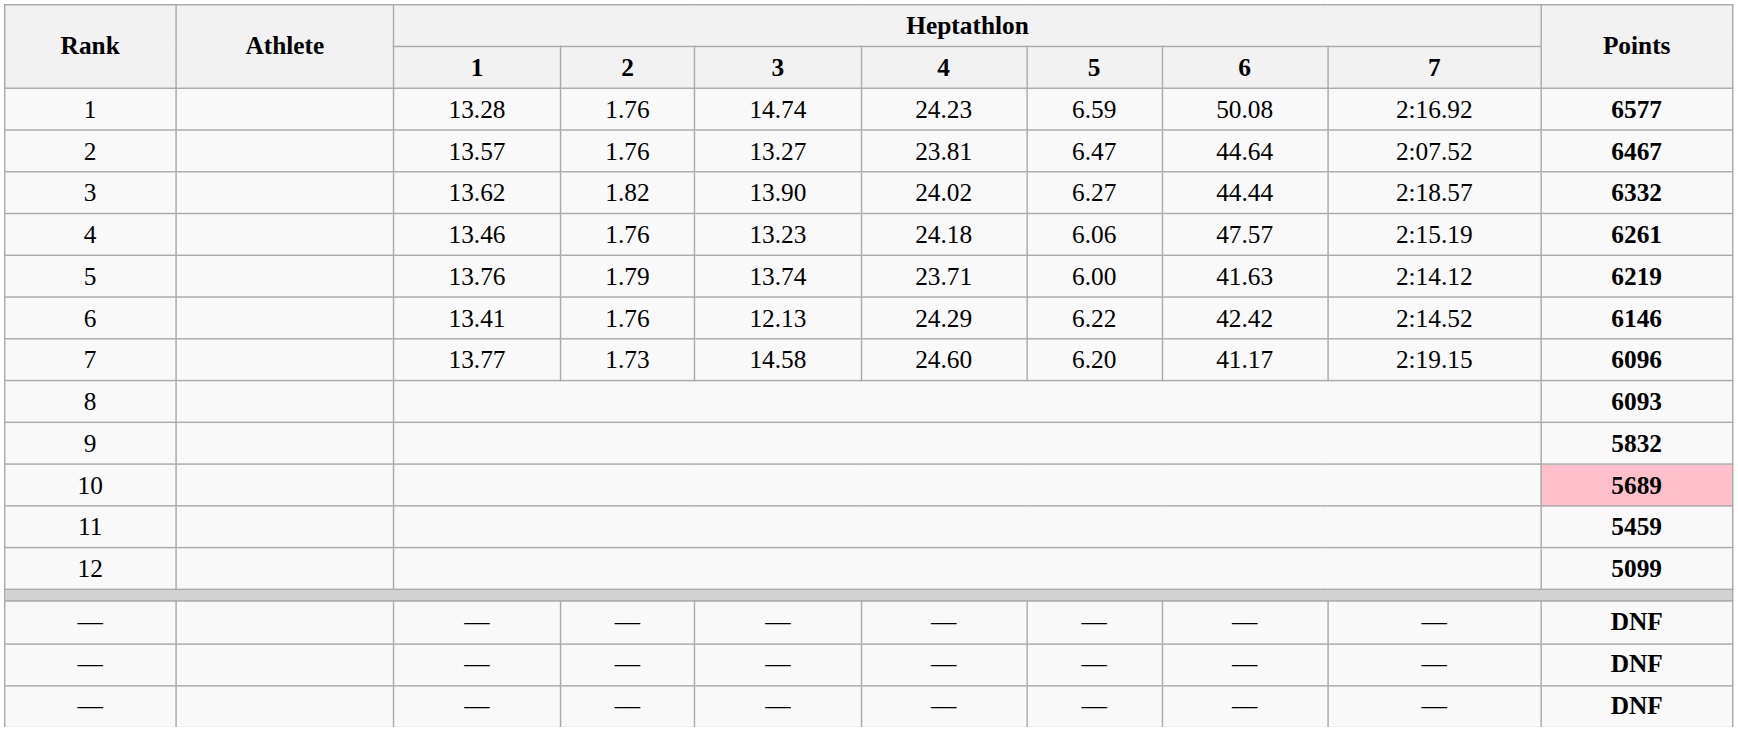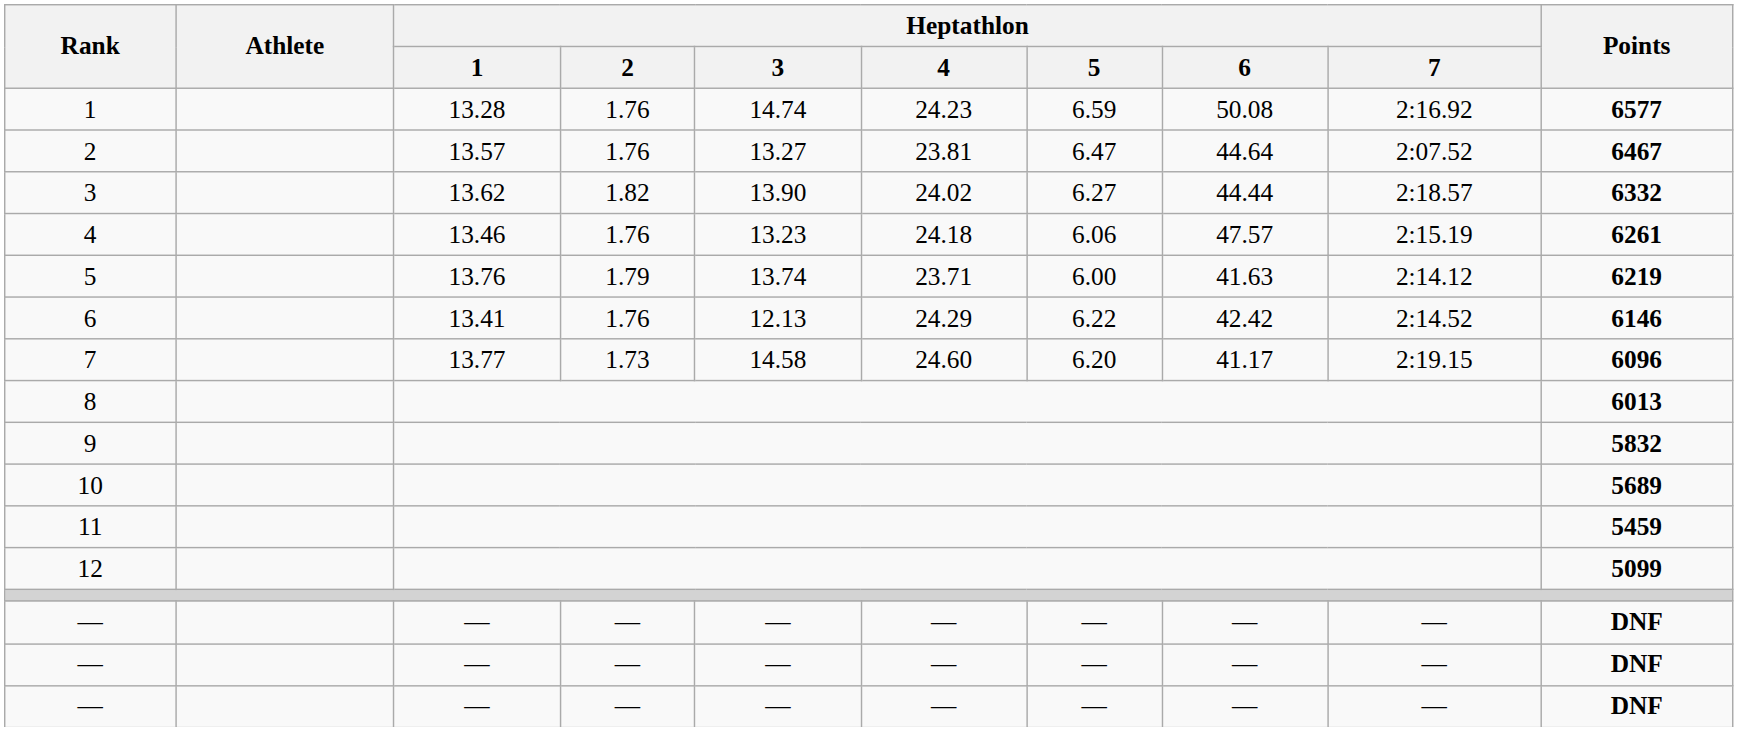(1637, 401) 6093 -> (1637, 401) 6013
(1637, 484) pink background -> (1637, 484) no background
